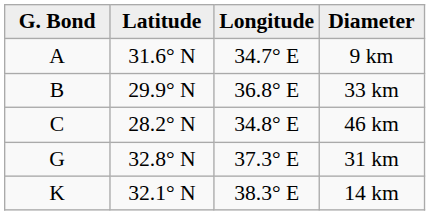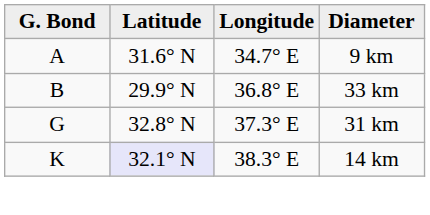- row: (371, 124)
(162, 192) no background -> (162, 158) lavender background
